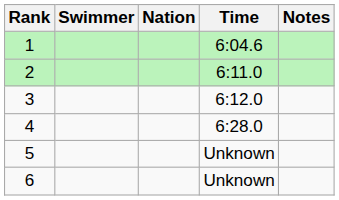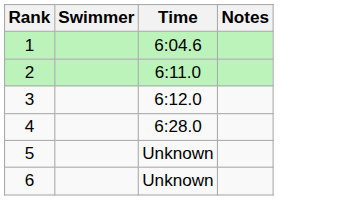- column: (169, 18)
